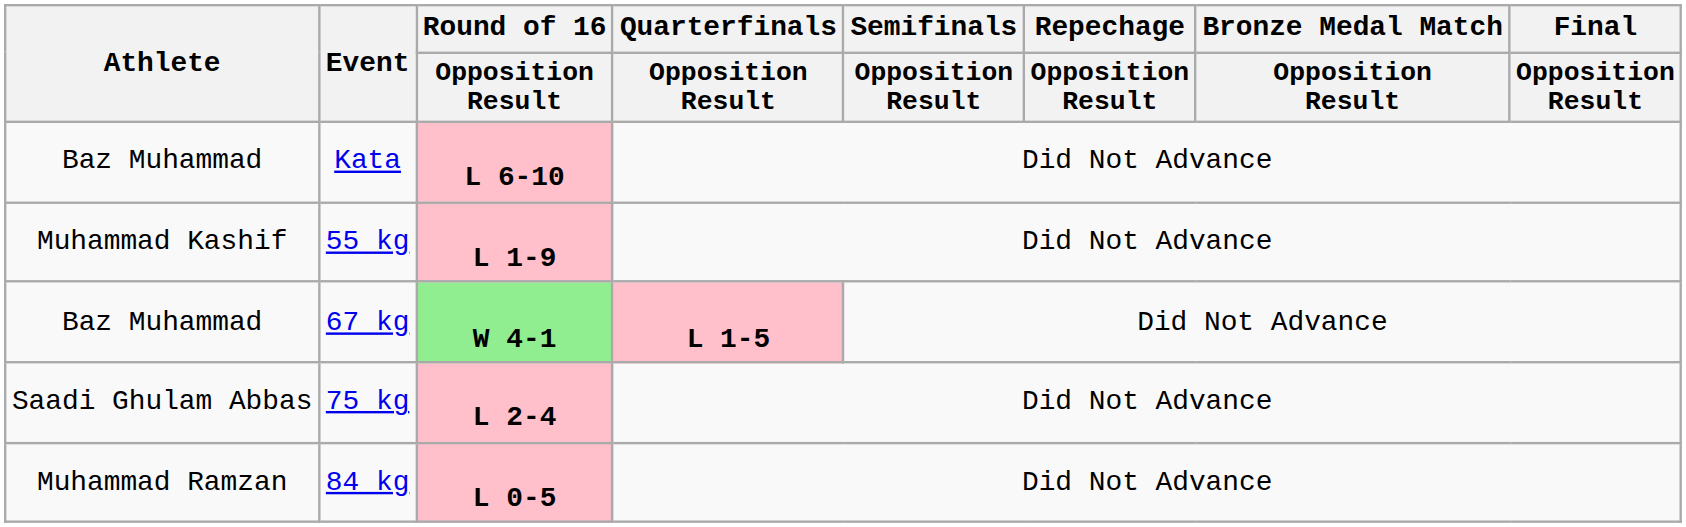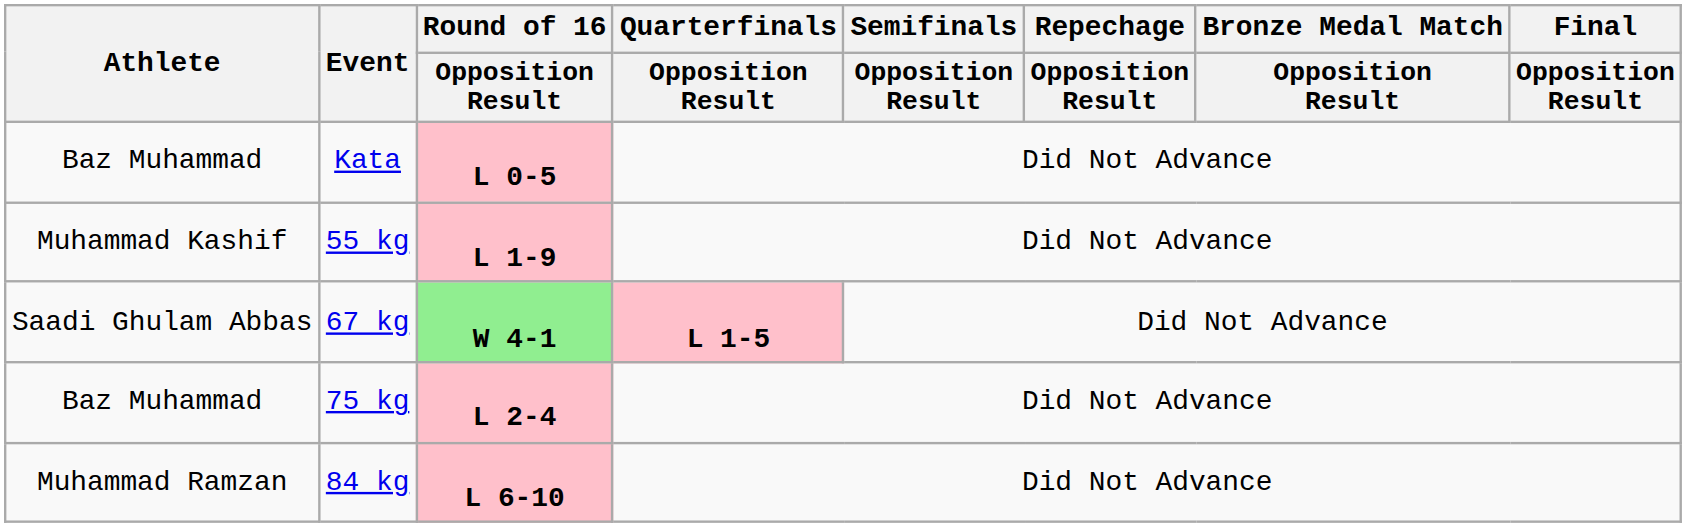(515, 178) L 6-10 -> (515, 178) L 0-5
(162, 322) Baz Muhammad -> (162, 322) Saadi Ghulam Abbas
(162, 402) Saadi Ghulam Abbas -> (162, 402) Baz Muhammad
(515, 499) L 0-5 -> (515, 499) L 6-10
